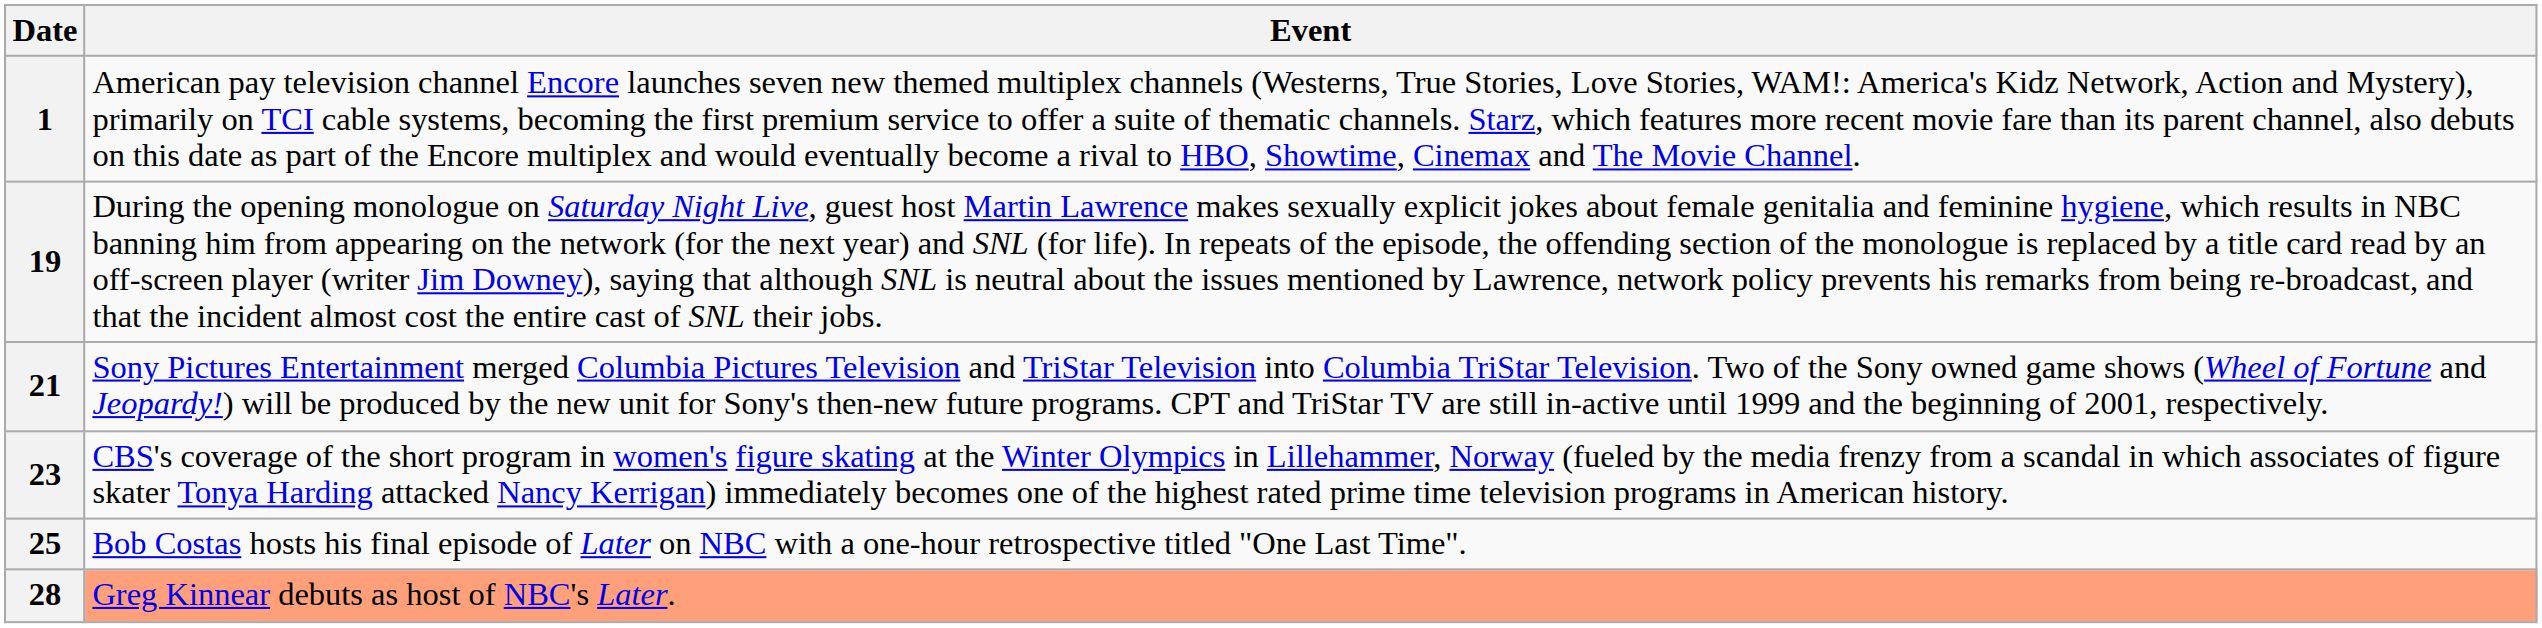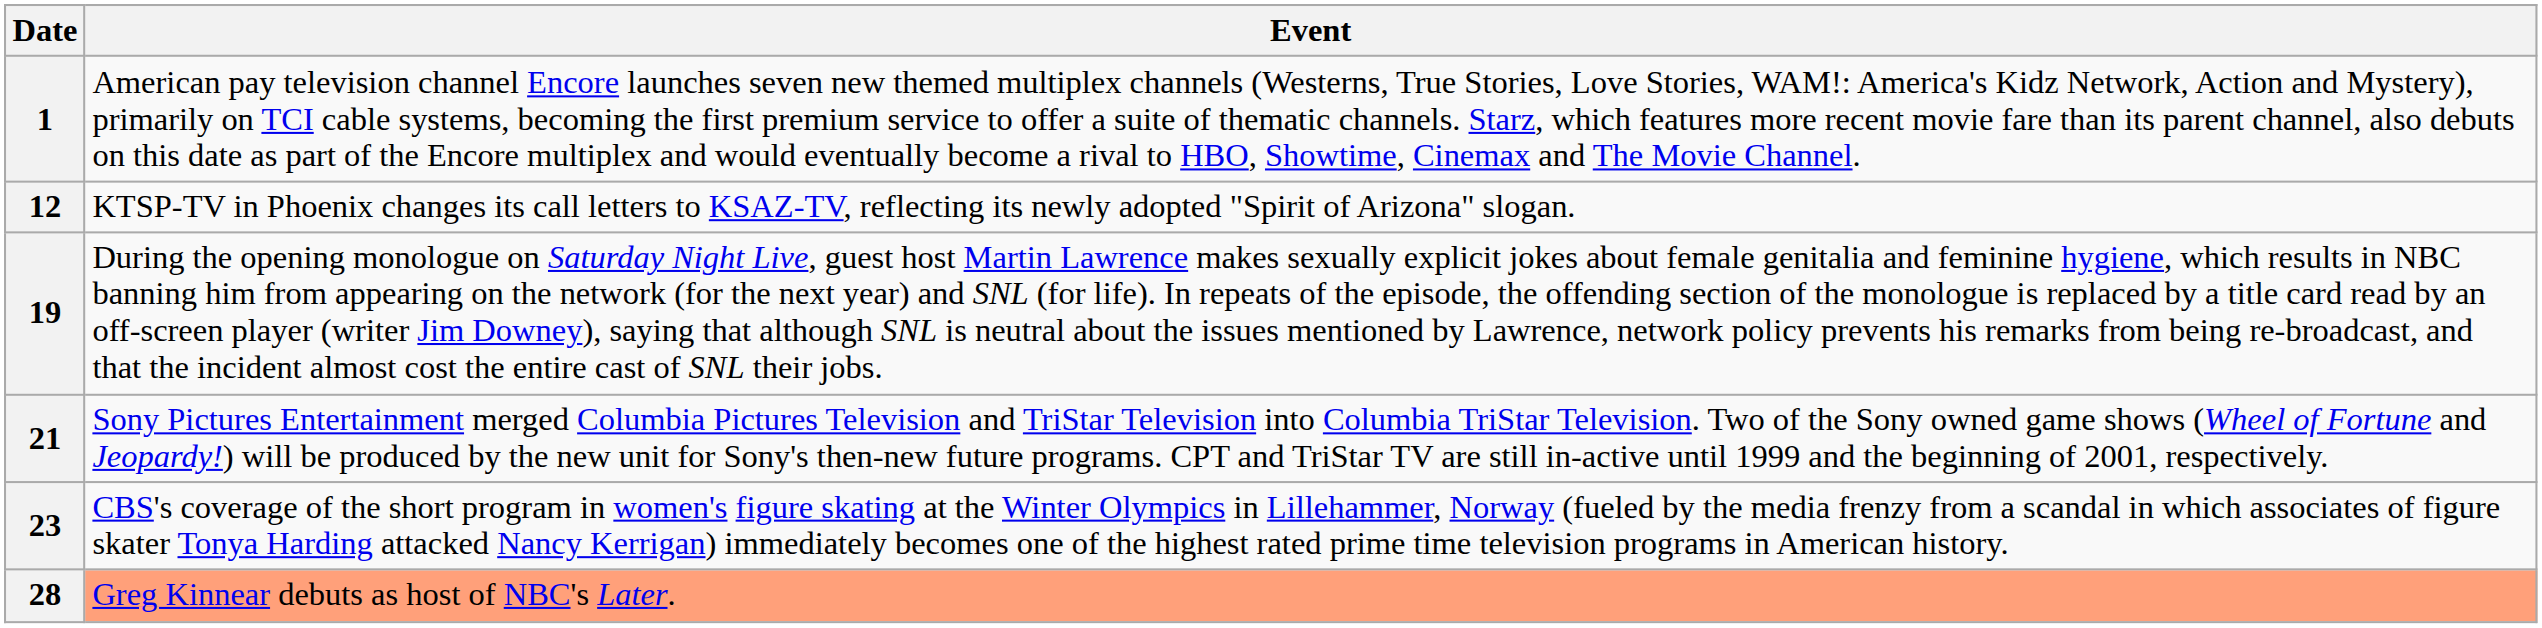+ row: (45, 206)
- row: (45, 543)
